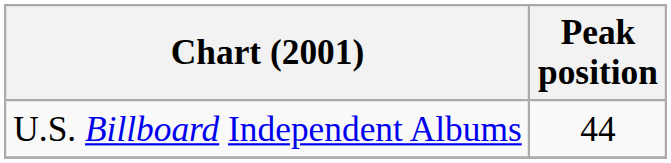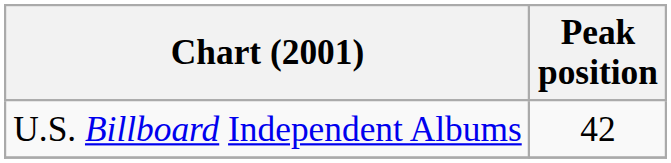(598, 128) 44 -> (598, 128) 42
